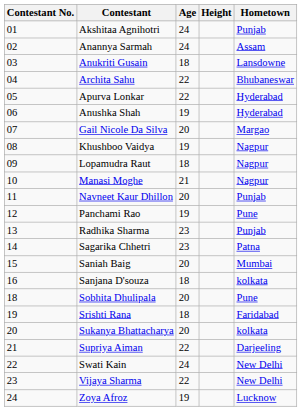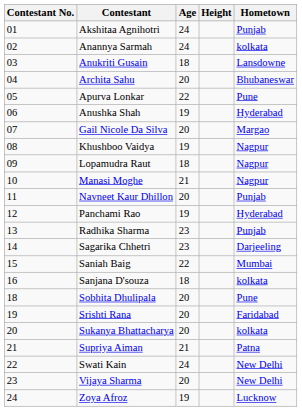(251, 46) Assam -> (252, 46) kolkata
(184, 79) 22 -> (184, 79) 20
(260, 96) Hyderabad -> (247, 96) Pune
(247, 213) Pune -> (260, 213) Hyderabad
(248, 247) Patna -> (259, 247) Darjeeling
(184, 264) 20 -> (184, 264) 22
(184, 314) 18 -> (184, 314) 20
(184, 347) 22 -> (184, 347) 21
(259, 347) Darjeeling -> (248, 347) Patna
(184, 381) 22 -> (184, 381) 20
